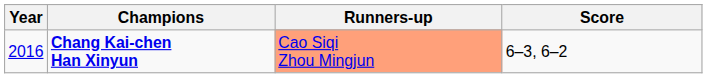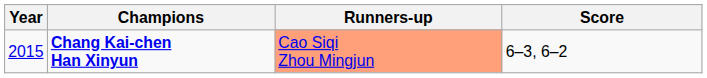(26, 51) 2016 -> (26, 51) 2015
